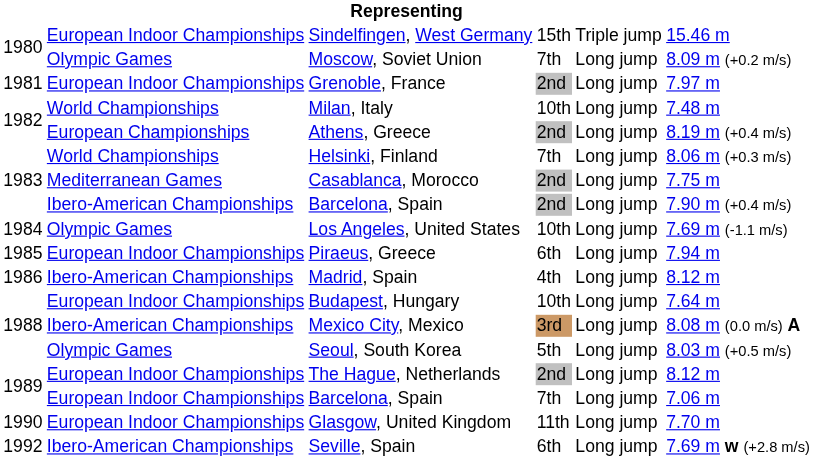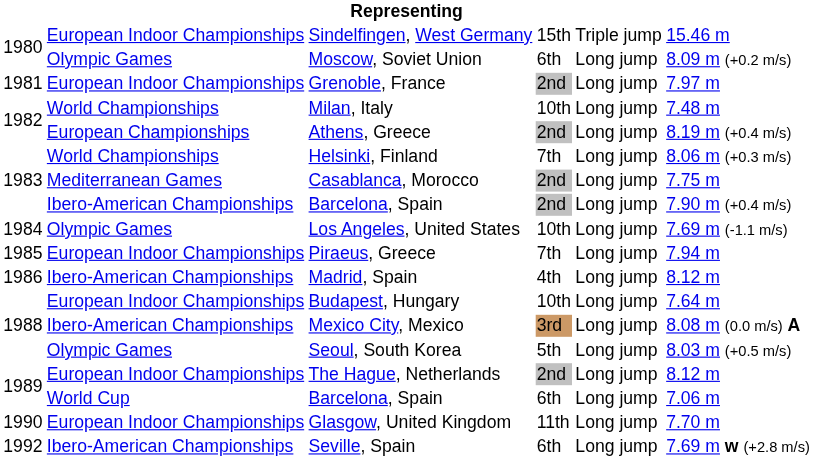(549, 59) 7th -> (549, 59) 6th
(549, 253) 6th -> (549, 253) 7th
(176, 398) European Indoor Championships -> (88, 398) World Cup
(549, 398) 7th -> (549, 398) 6th
